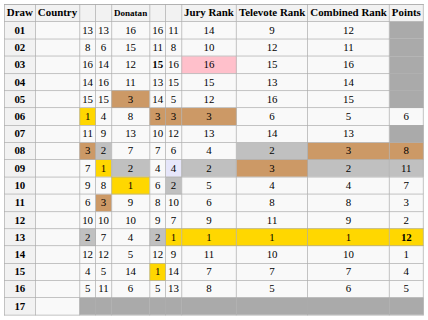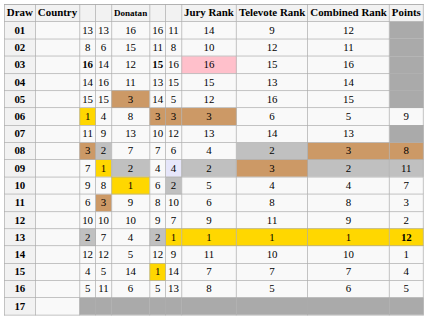(88, 64) normal -> (88, 64) bold
(406, 116) 6 -> (406, 116) 9
